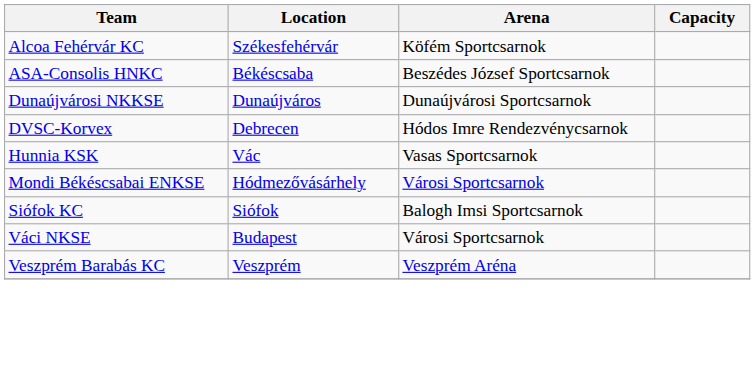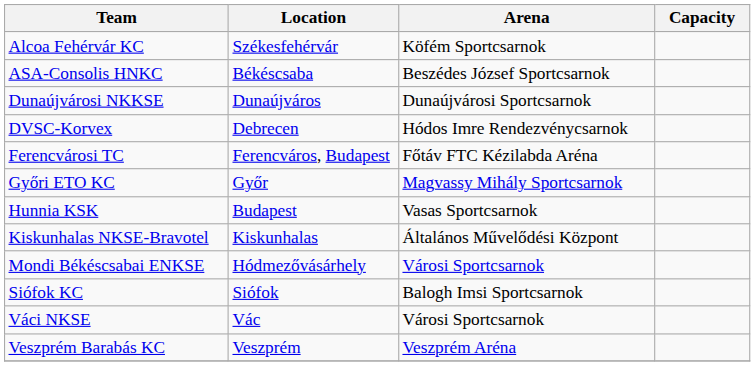+ row: (66, 155)
+ row: (62, 182)
(246, 155) Vác -> (265, 210) Budapest
+ row: (109, 237)
(265, 237) Budapest -> (246, 319) Vác
